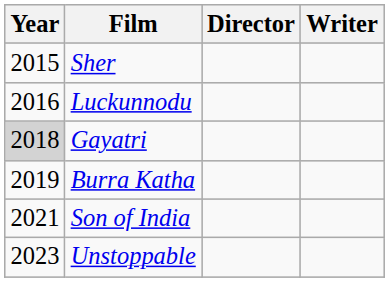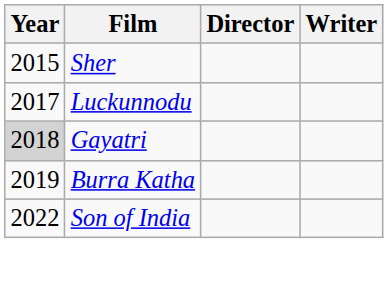(35, 101) 2016 -> (35, 101) 2017
(35, 218) 2021 -> (35, 218) 2022
- row: (133, 256)
